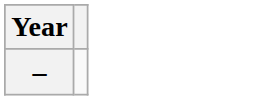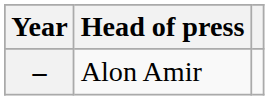+ column: (163, 26)
